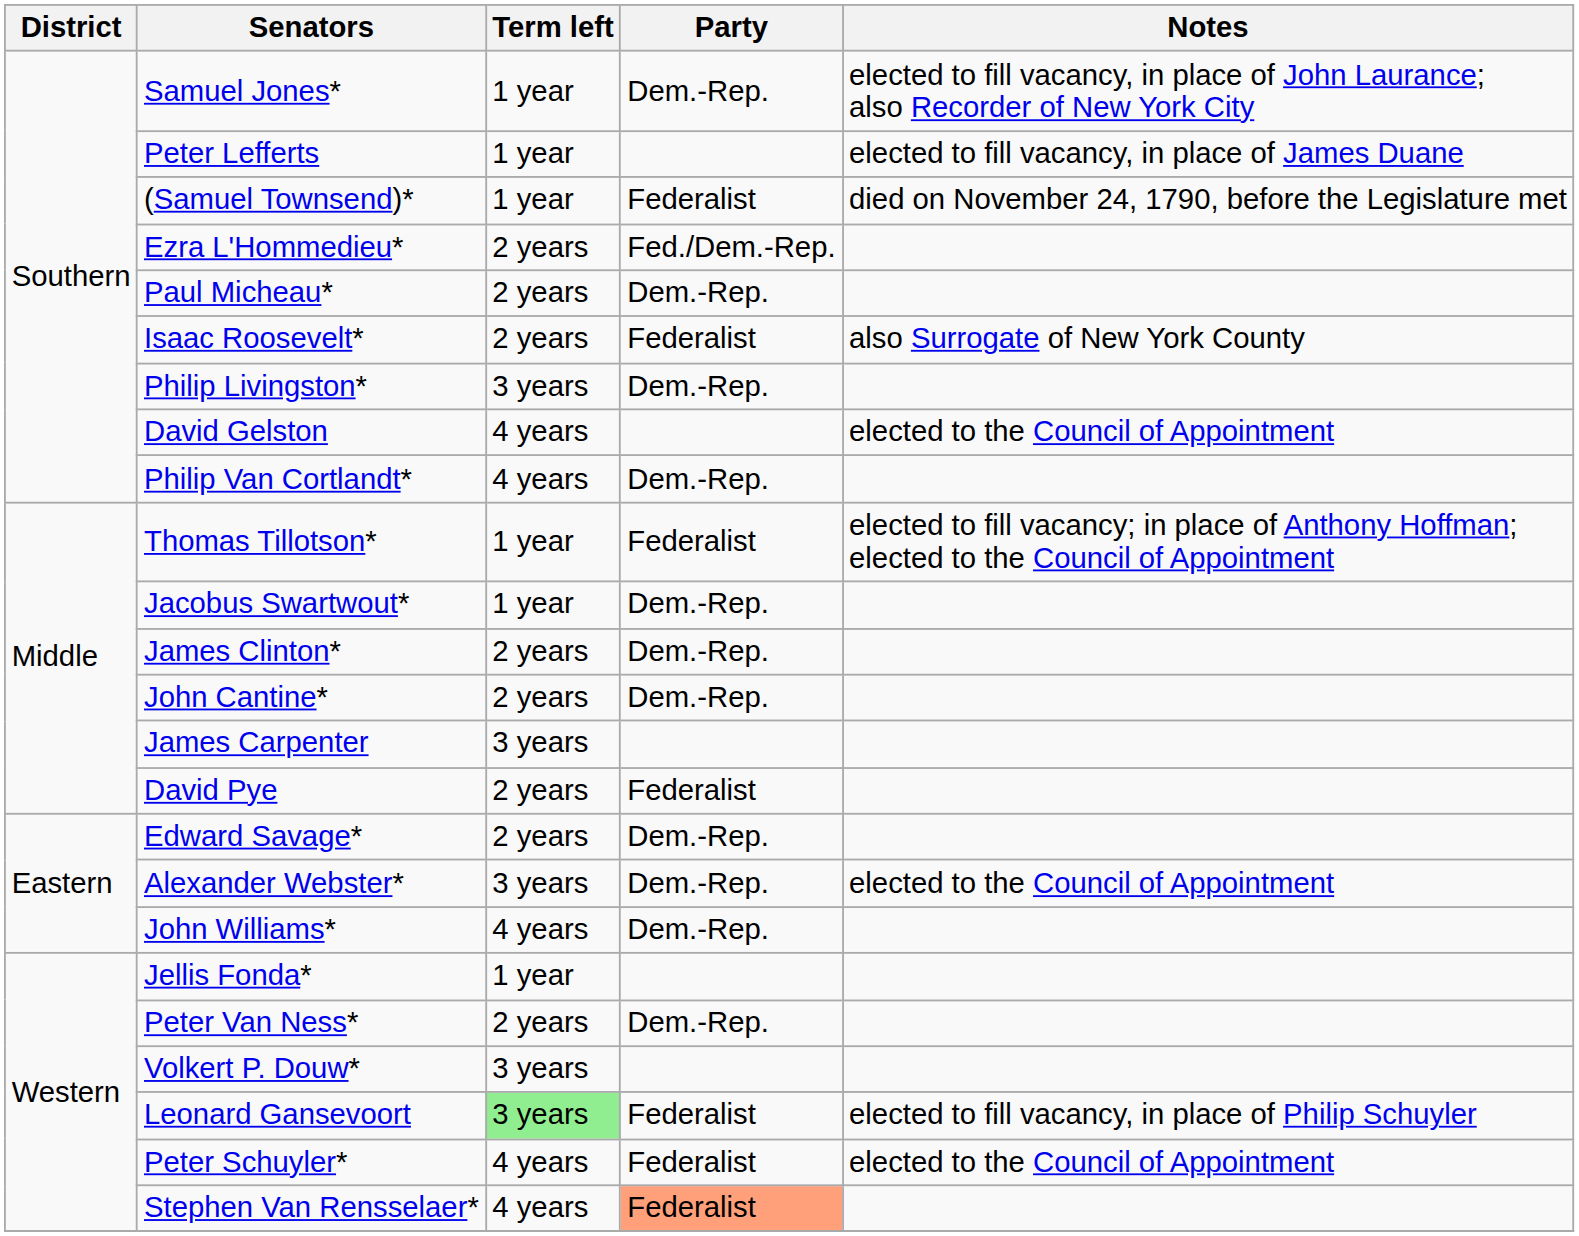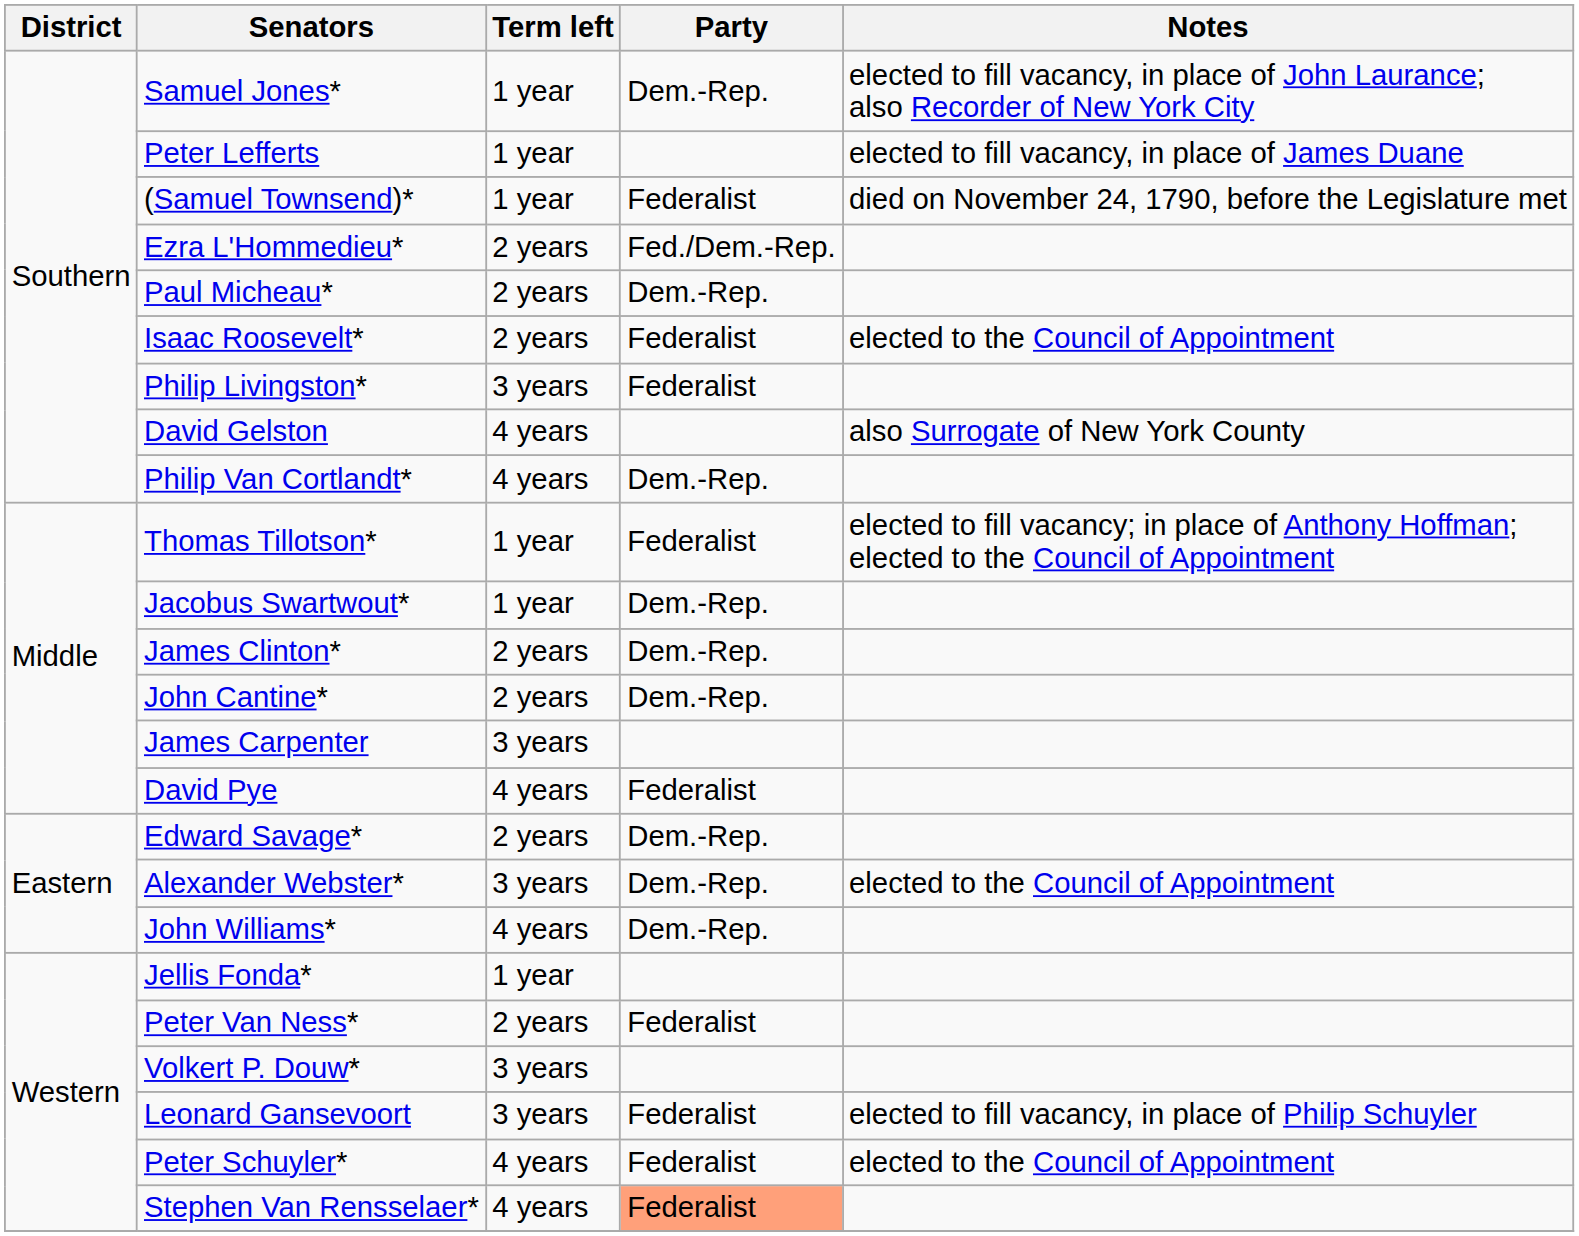(1077, 339) also Surrogate of New York County -> (1092, 339) elected to the Council of Appointment
(698, 385) Dem.-Rep. -> (692, 385) Federalist
(1092, 432) elected to the Council of Appointment -> (1077, 432) also Surrogate of New York County
(540, 790) 2 years -> (540, 790) 4 years
(698, 1022) Dem.-Rep. -> (692, 1022) Federalist
(540, 1115) lightgreen background -> (540, 1115) no background
